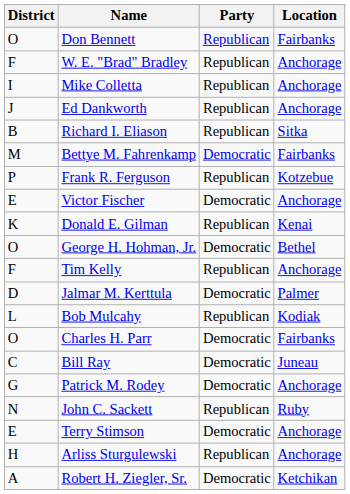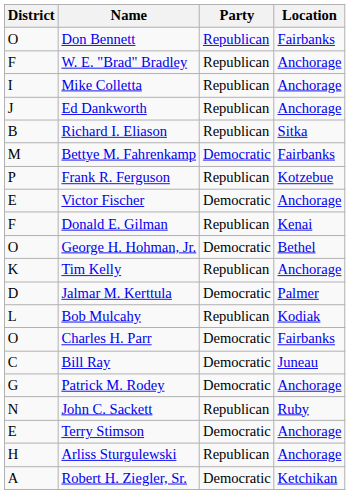(13, 223) K -> (12, 223) F
(12, 270) F -> (13, 270) K
